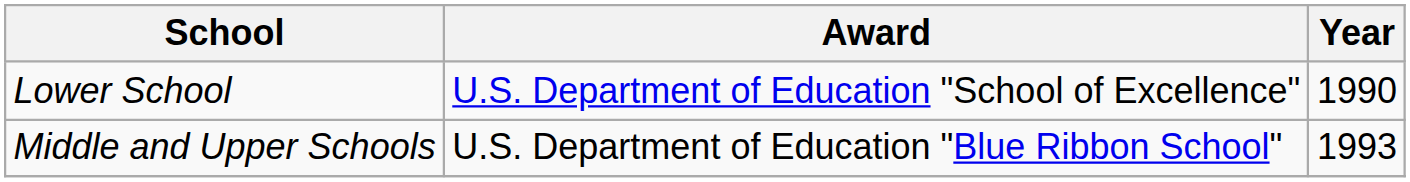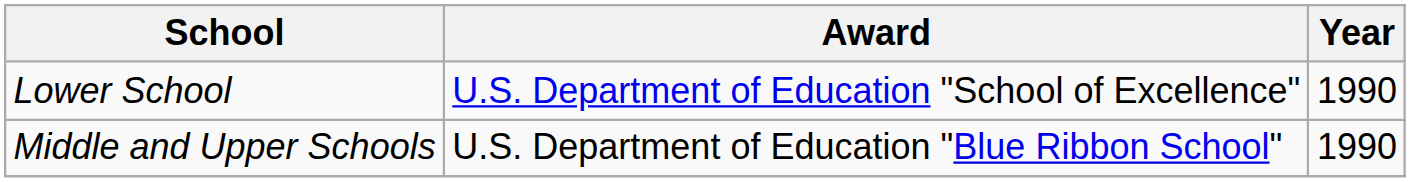(1357, 147) 1993 -> (1357, 147) 1990
